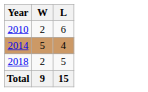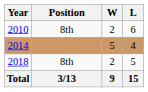+ column: (67, 12)
